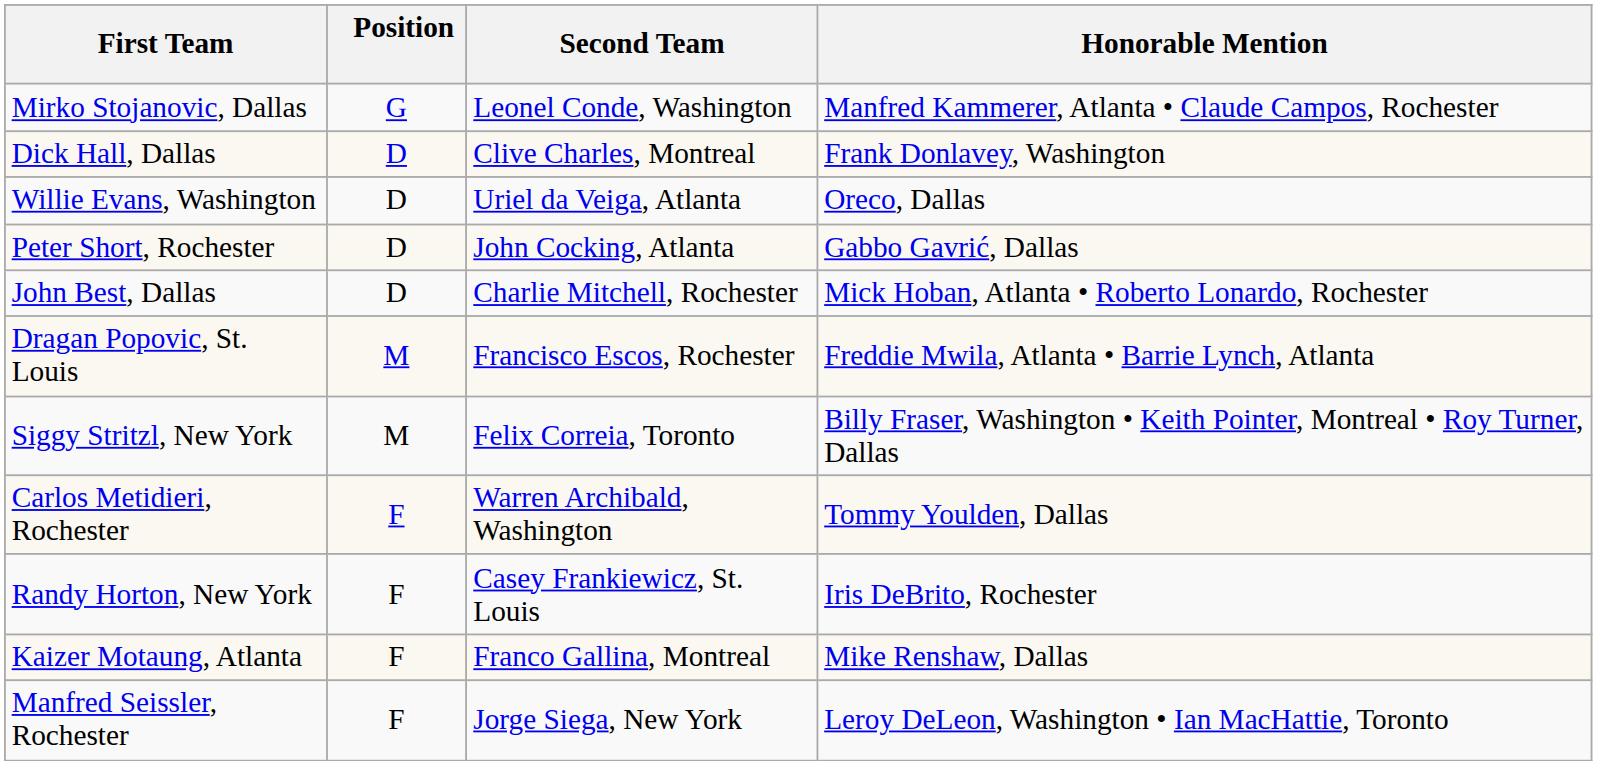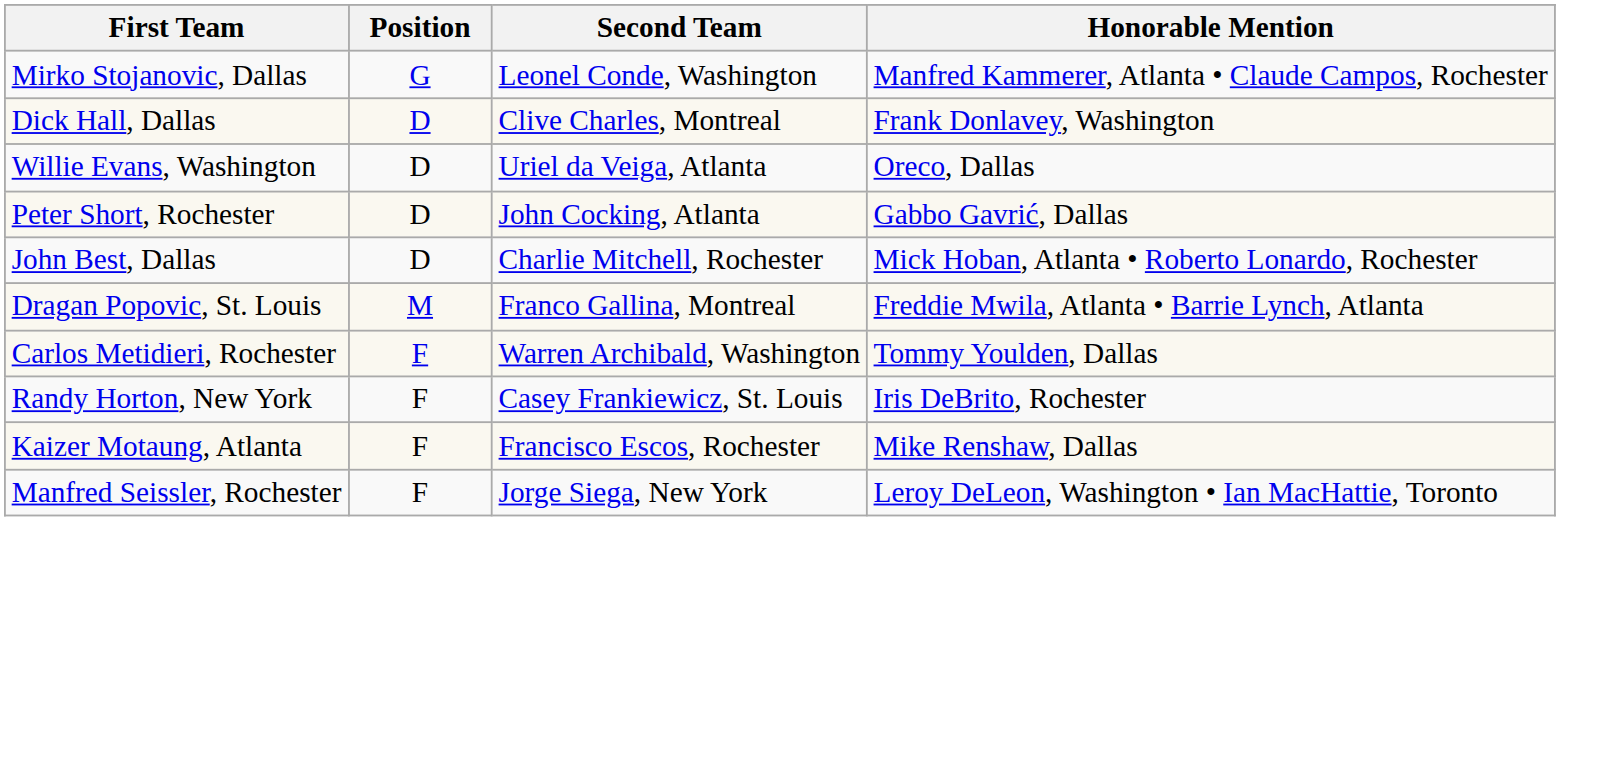(634, 355) Francisco Escos, Rochester -> (647, 306) Franco Gallina, Montreal
- row: (152, 435)
(622, 656) Franco Gallina, Montreal -> (659, 445) Francisco Escos, Rochester
